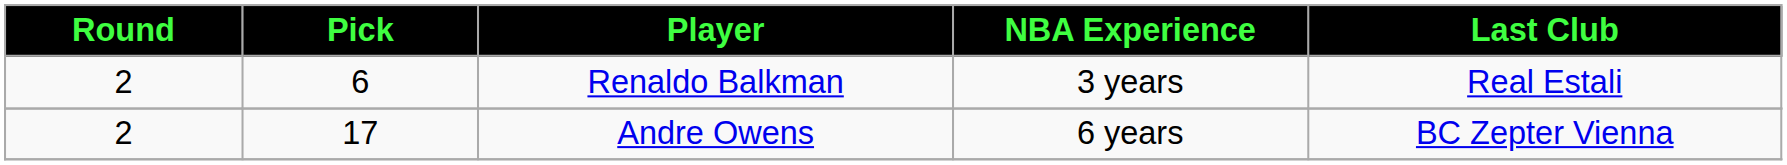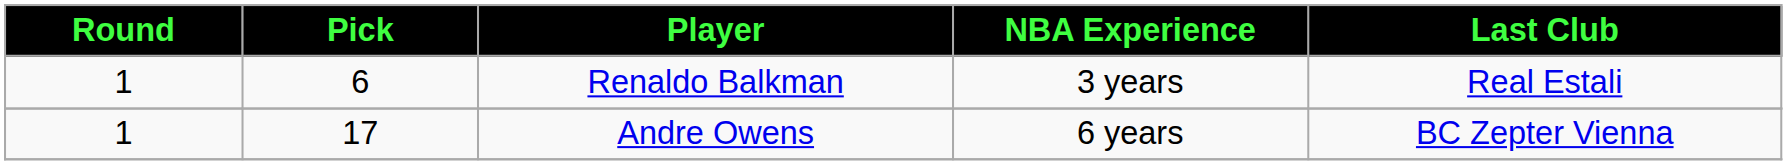(123, 81) 2 -> (123, 81) 1
(123, 133) 2 -> (123, 133) 1
